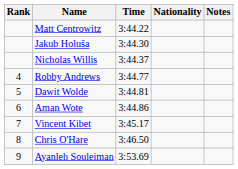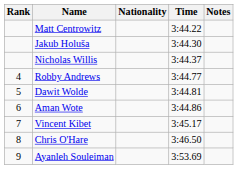columns swapped: (178, 12) <-> (134, 12)
